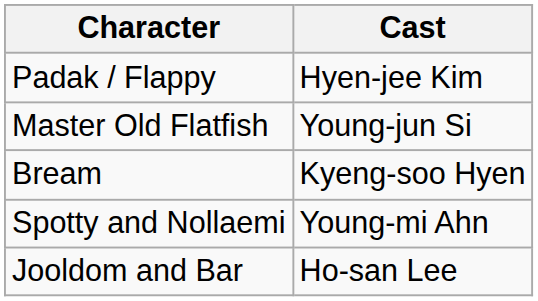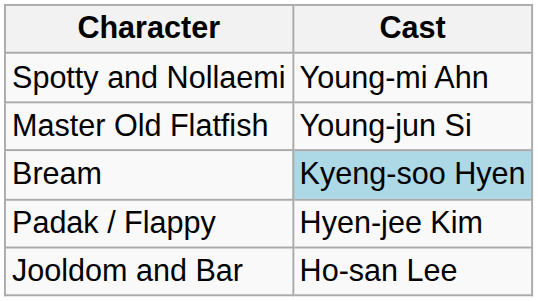rows swapped: (114, 77) <-> (149, 222)
(413, 174) no background -> (413, 174) lightblue background
